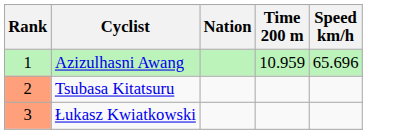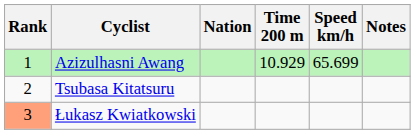+ column: (386, 27)
(282, 62) 10.959 -> (282, 62) 10.929
(336, 62) 65.696 -> (336, 62) 65.699
(28, 89) lightsalmon background -> (28, 89) no background
